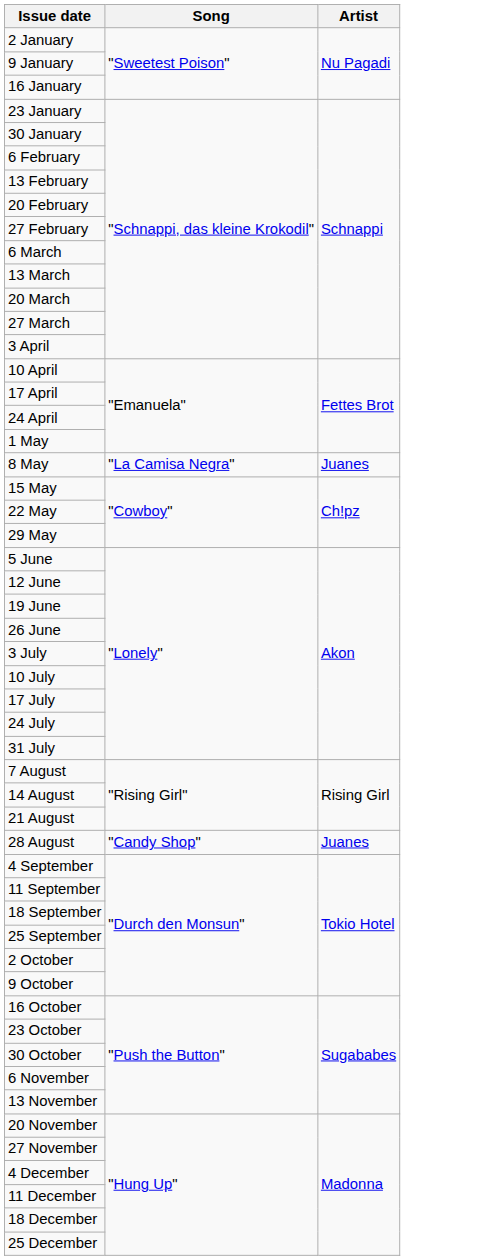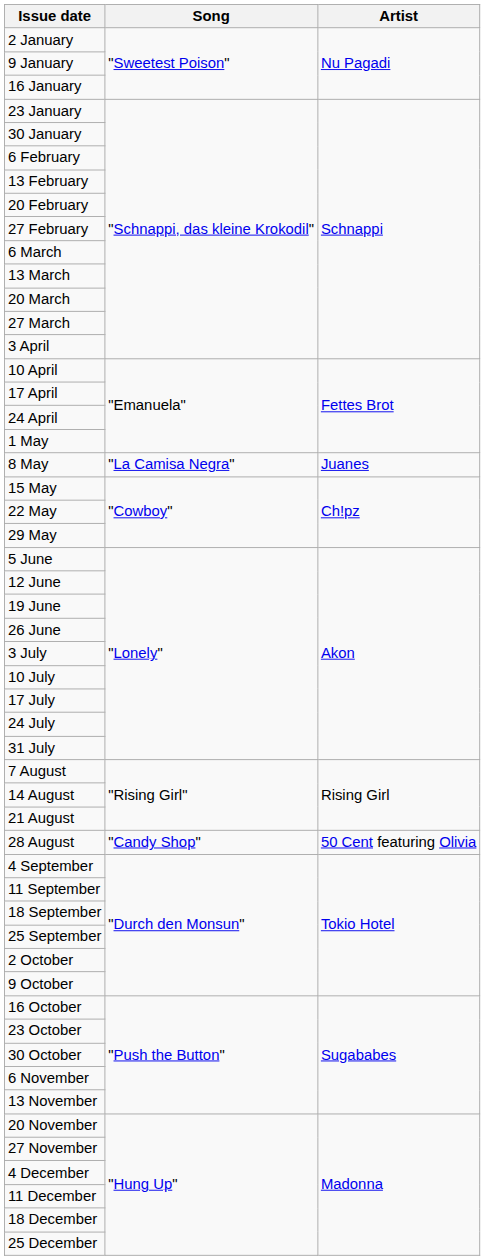(345, 842) Juanes -> (399, 842) 50 Cent featuring Olivia
